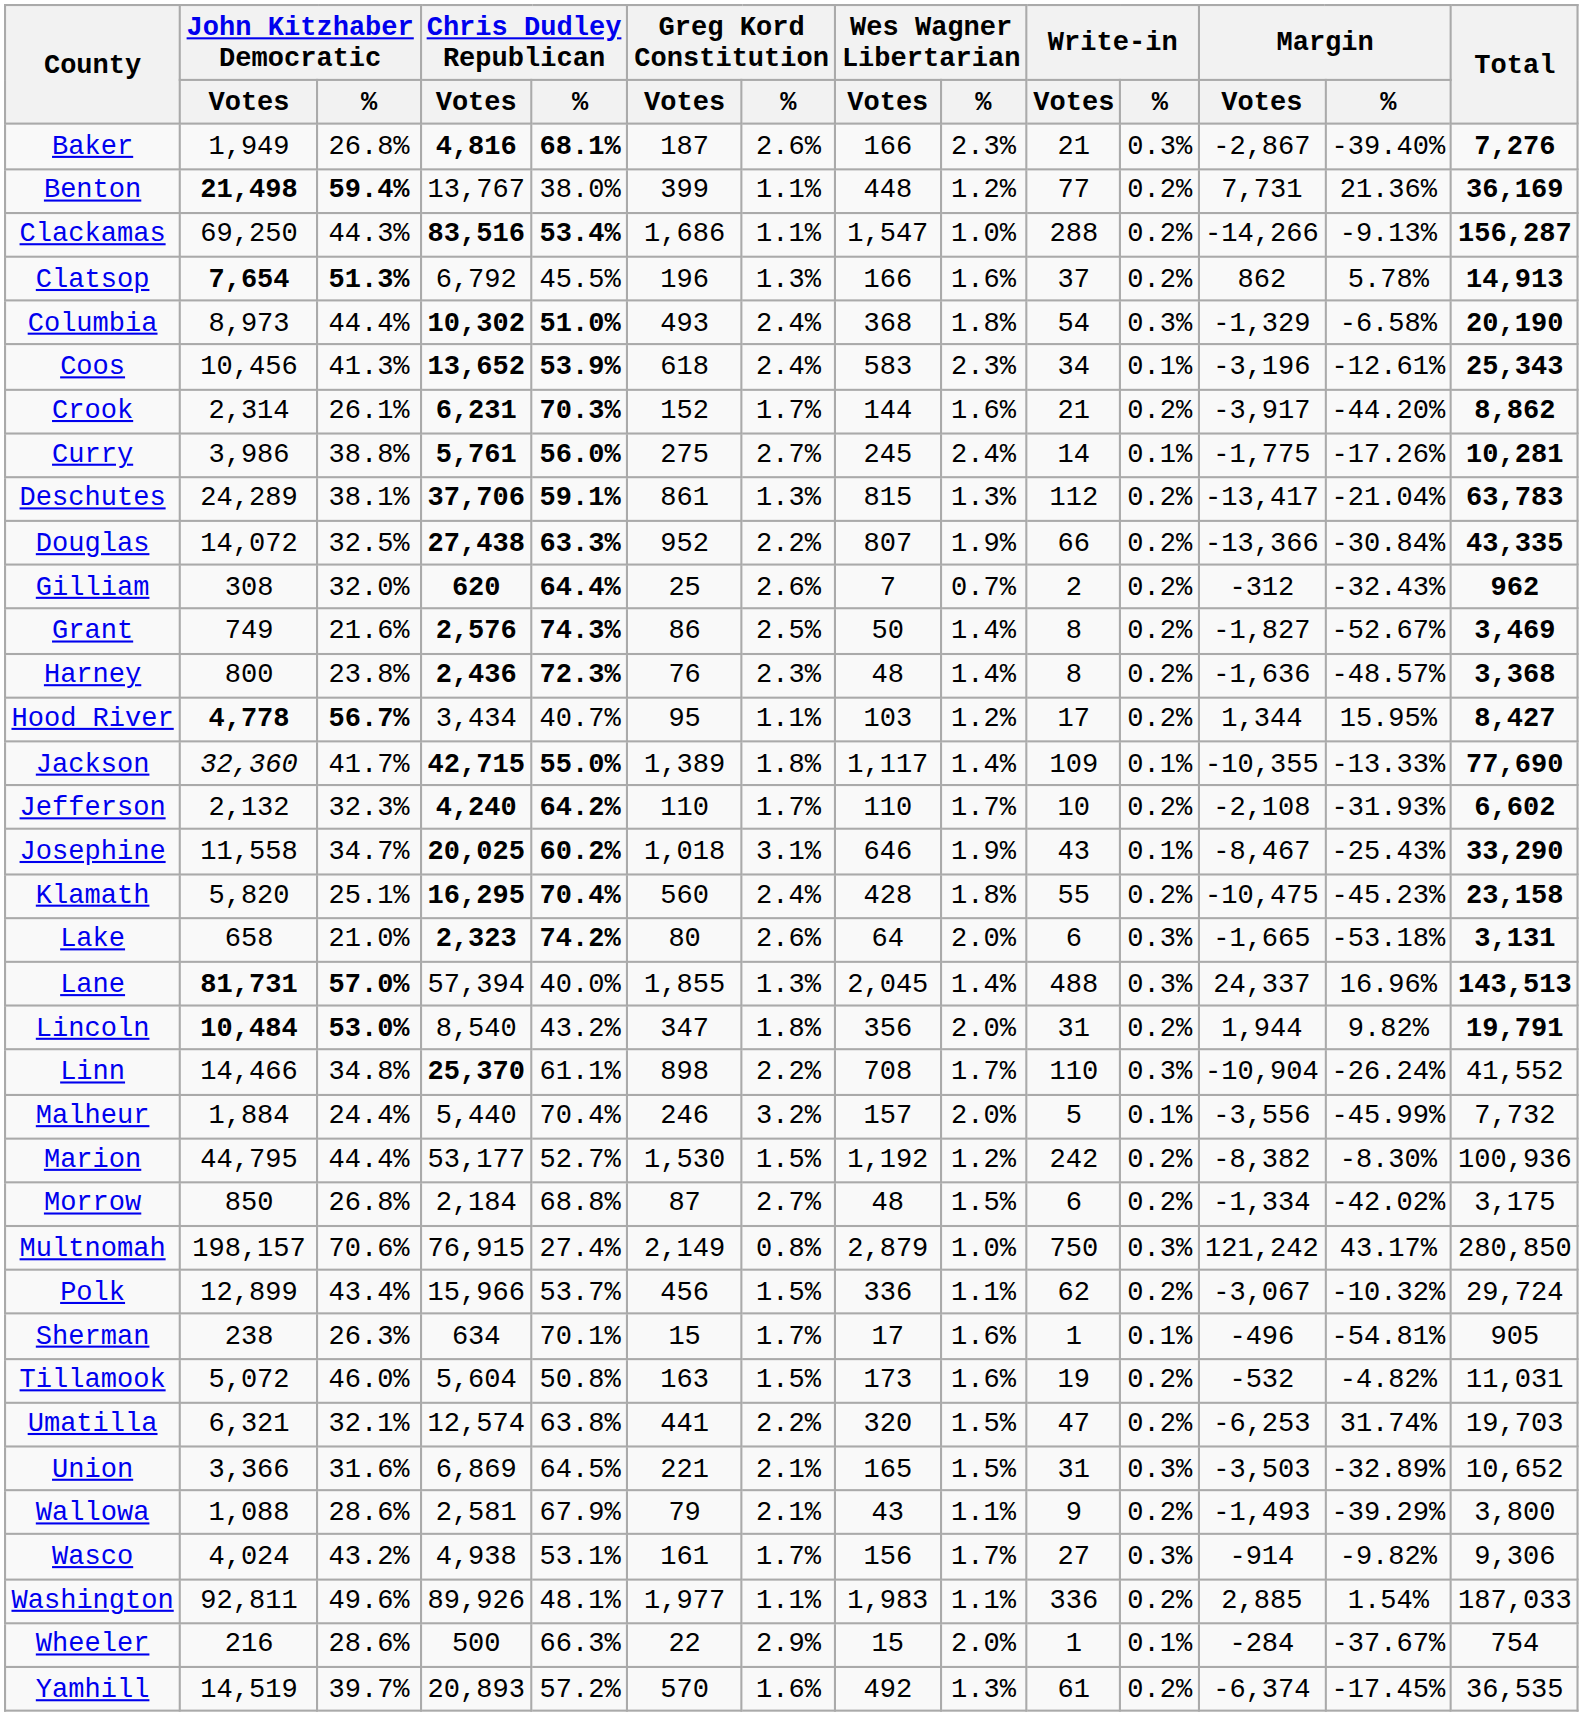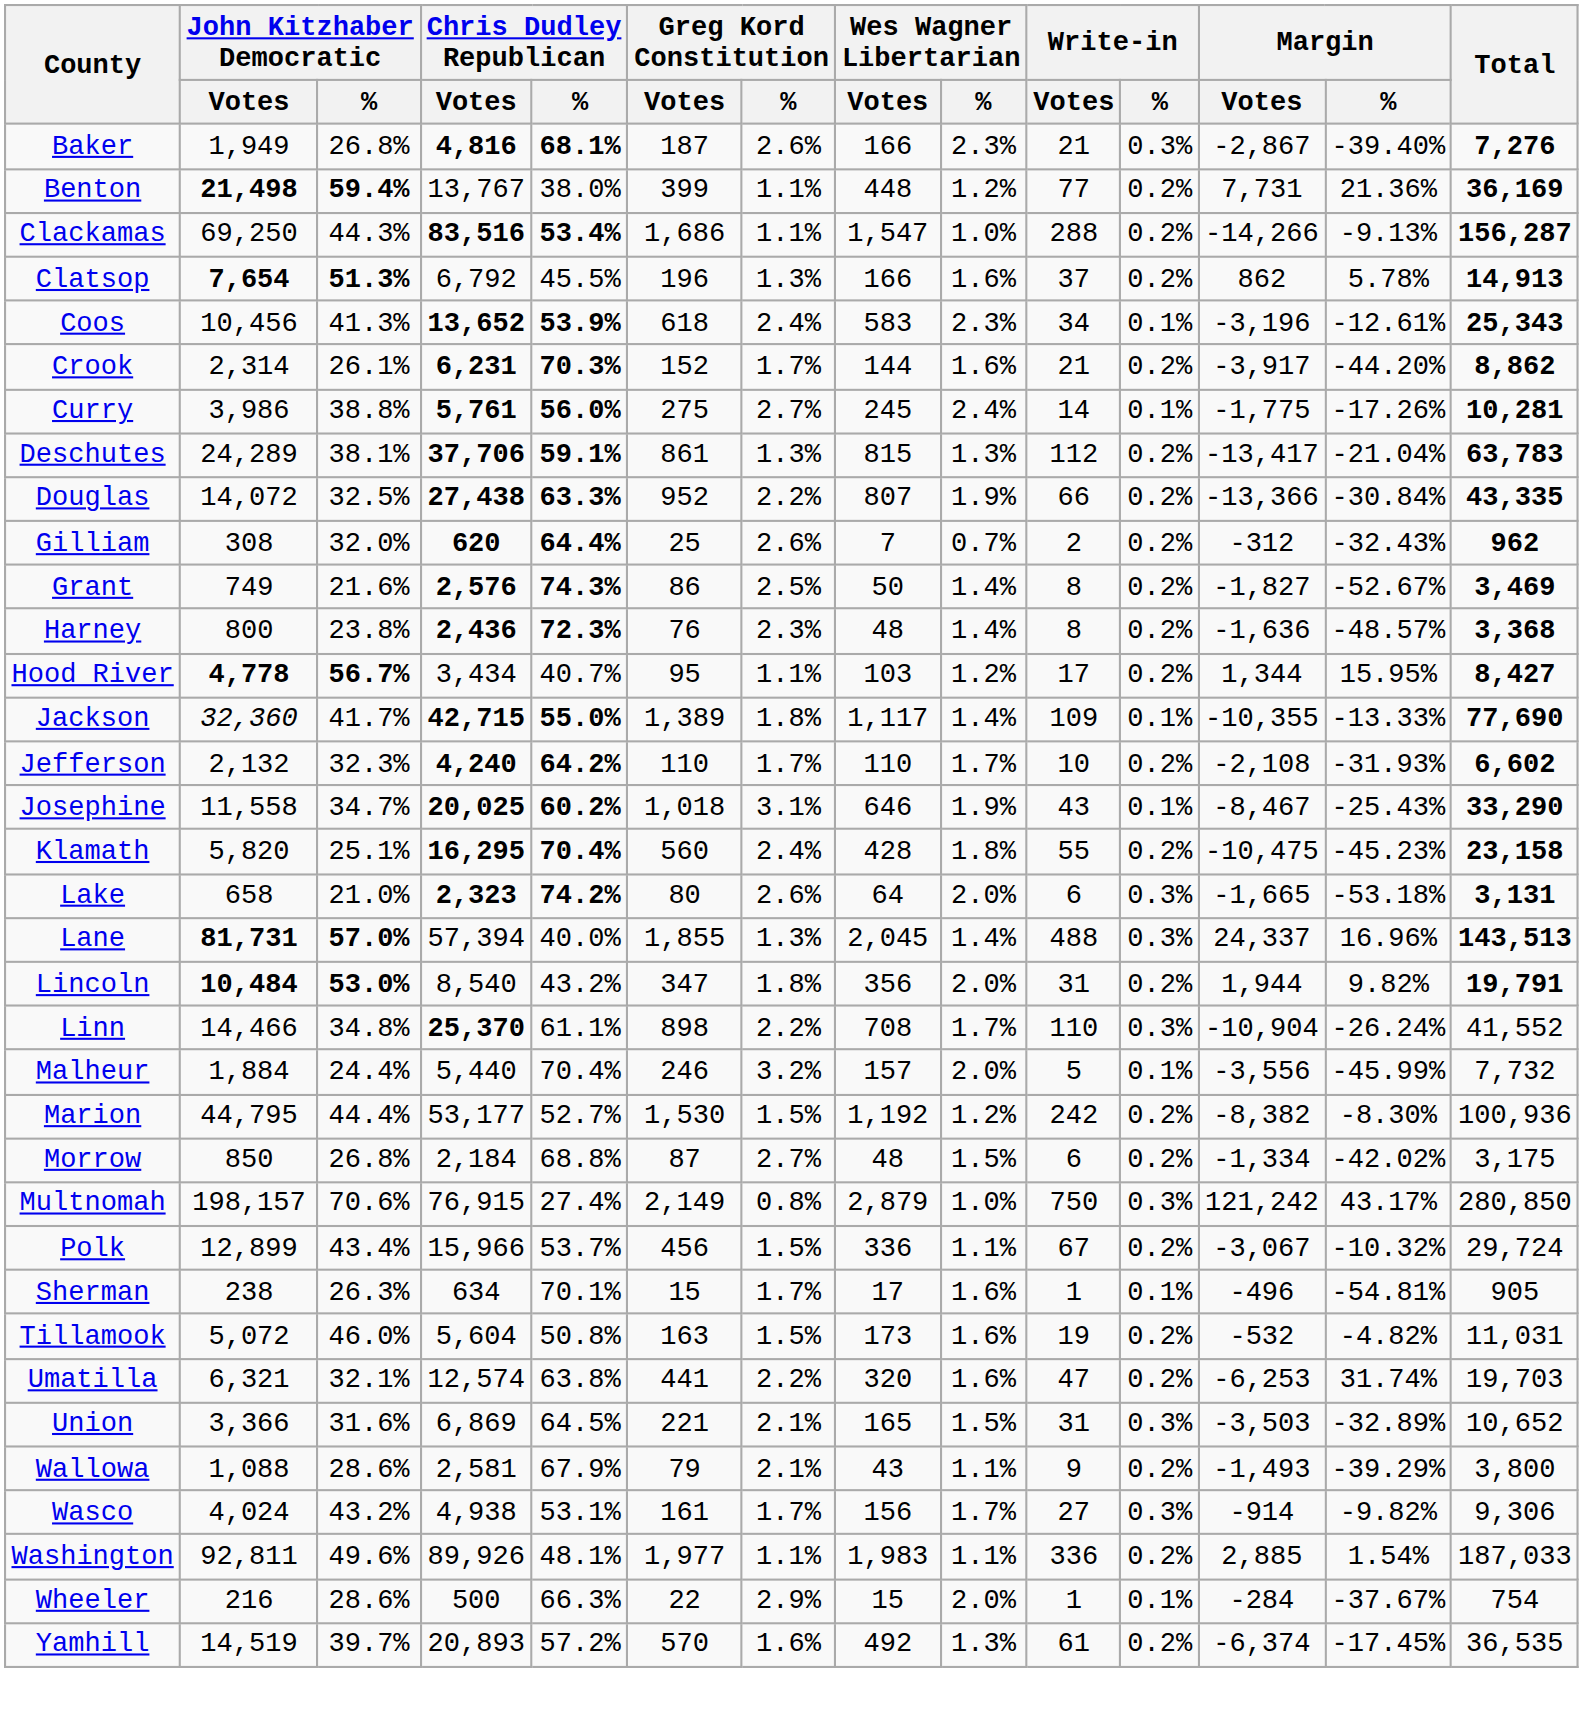- row: (93, 323)
(1074, 1292) 62 -> (1074, 1248) 67
(983, 1424) 1.5% -> (983, 1380) 1.6%
